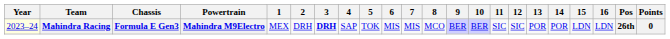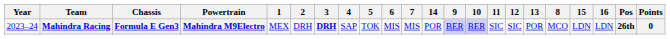columns swapped: (434, 11) <-> (559, 11)
(22, 26) lightyellow background -> (22, 26) no background
